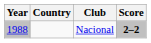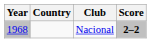(17, 29) 1988 -> (17, 29) 1968
